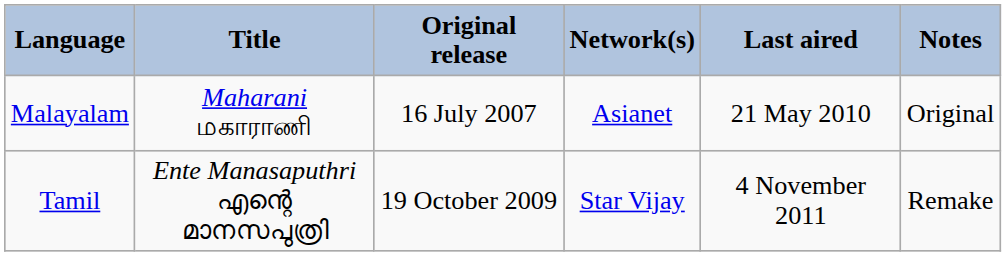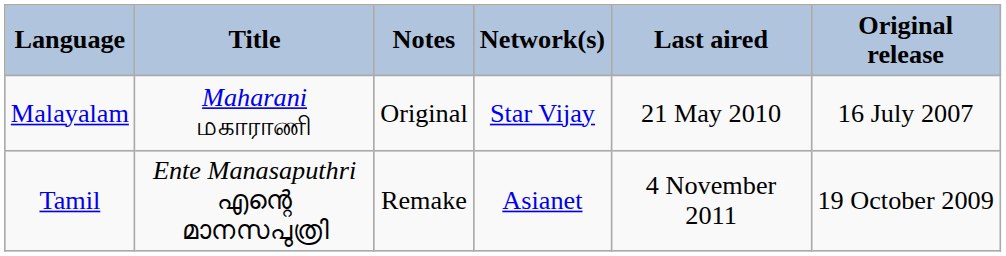columns swapped: (469, 40) <-> (951, 40)
(632, 112) Asianet -> (542, 112) Star Vijay
(632, 200) Star Vijay -> (542, 200) Asianet
